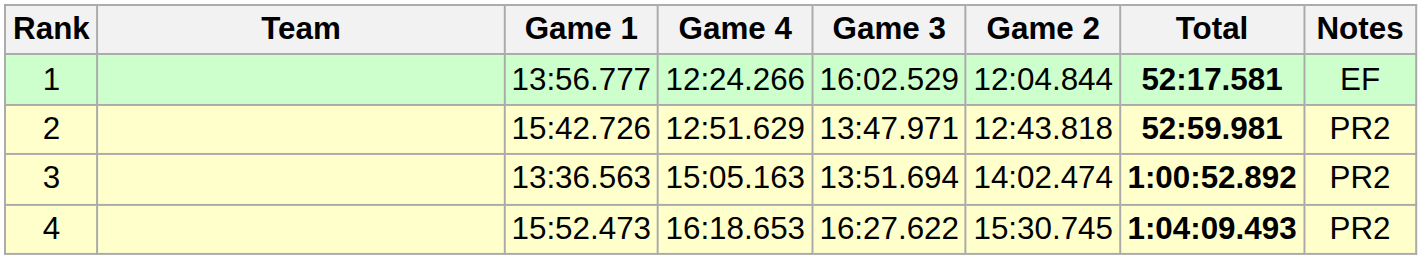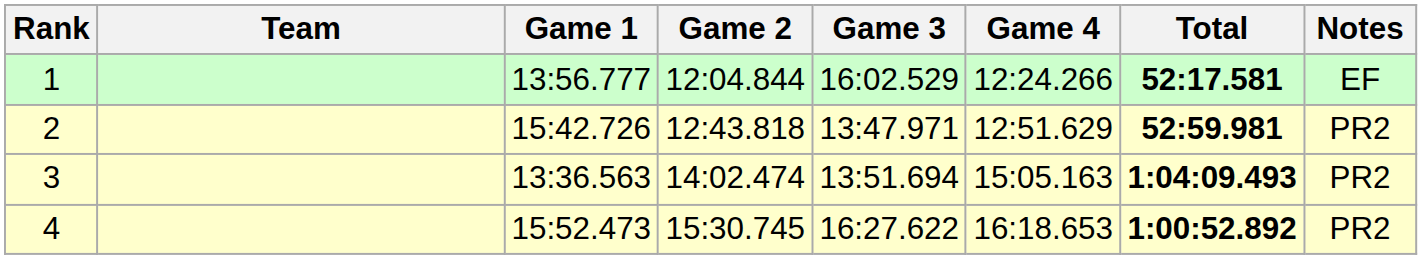columns swapped: (1043, 29) <-> (735, 29)
(1212, 178) 1:00:52.892 -> (1212, 178) 1:04:09.493
(1212, 228) 1:04:09.493 -> (1212, 228) 1:00:52.892
